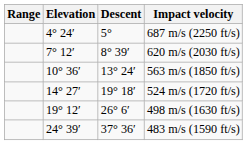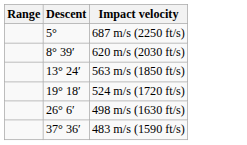- column: (71, 14)
